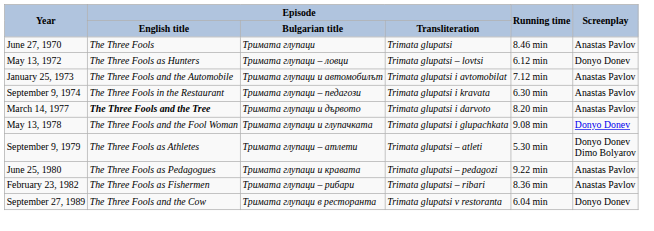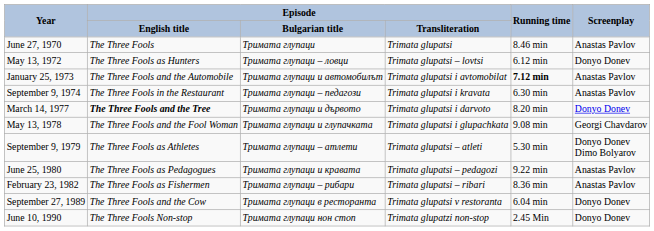(530, 77) normal -> (531, 77) bold
(605, 109) Anastas Pavlov -> (602, 109) Donyo Donev
(602, 126) Donyo Donev -> (611, 126) Georgi Chavdarov
+ row: (34, 218)
